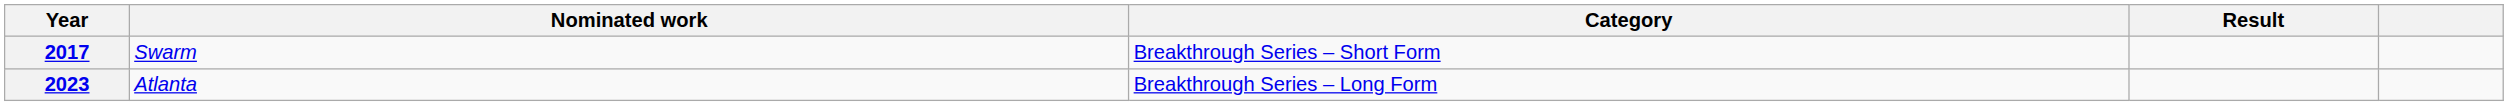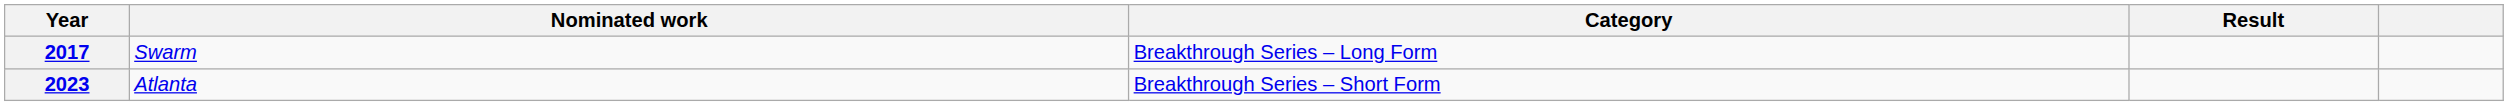(1287, 52) Breakthrough Series – Short Form -> (1285, 52) Breakthrough Series – Long Form
(1285, 84) Breakthrough Series – Long Form -> (1287, 84) Breakthrough Series – Short Form
